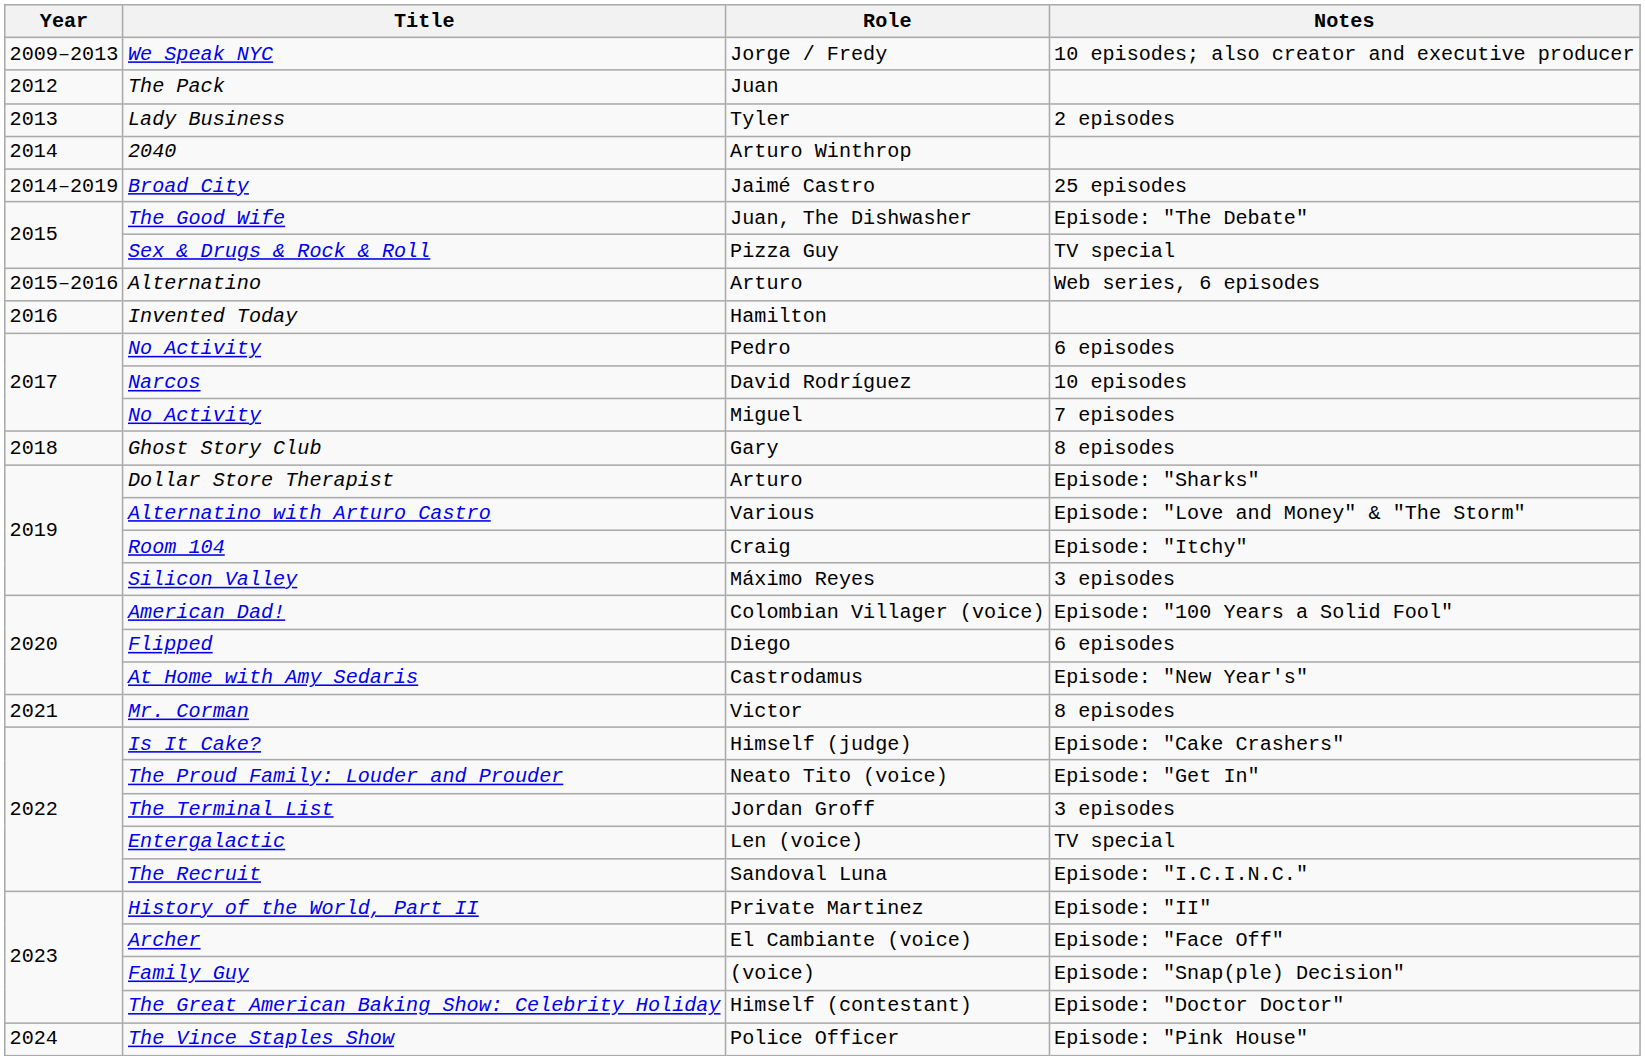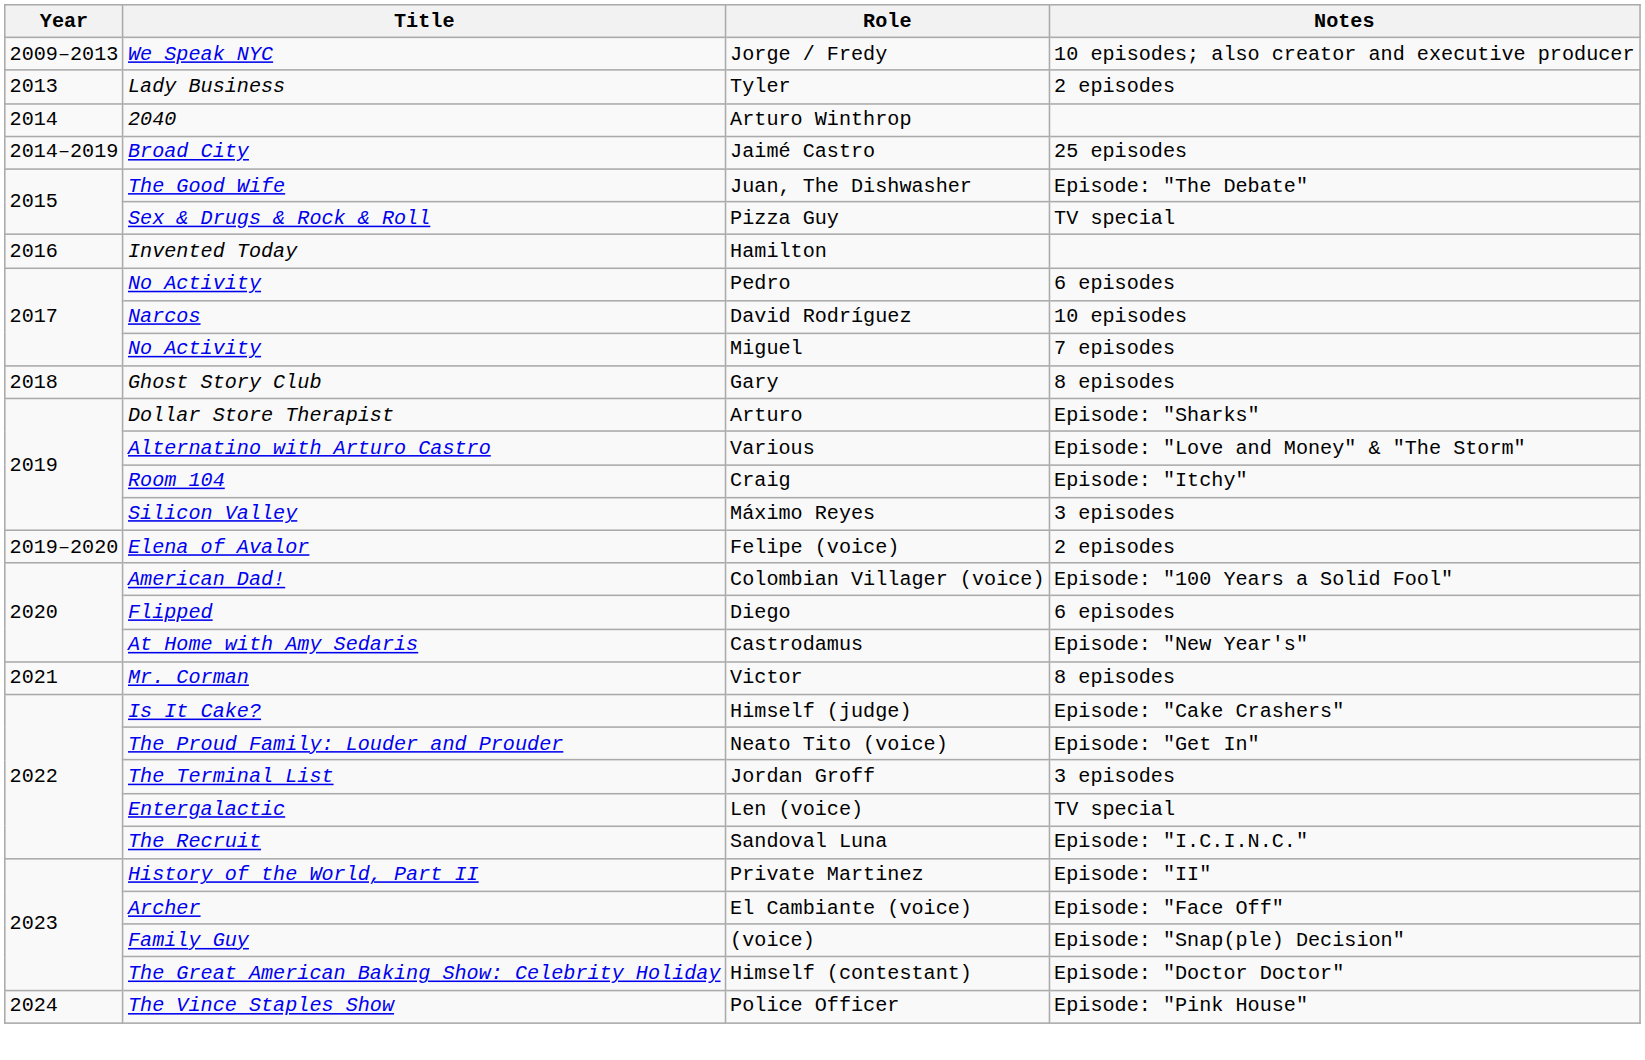- row: (176, 87)
- row: (195, 284)
+ row: (219, 547)
